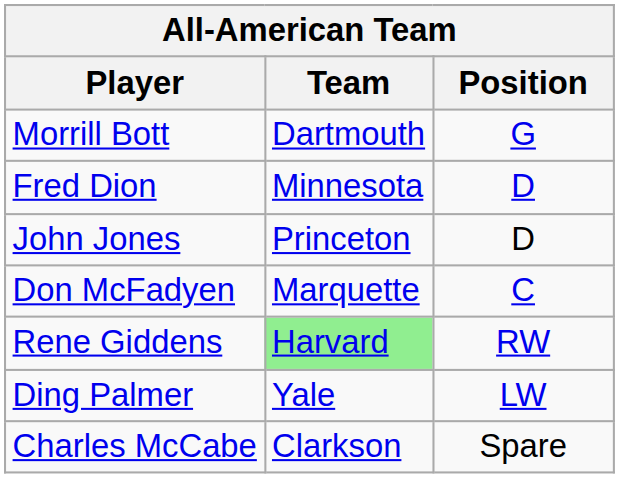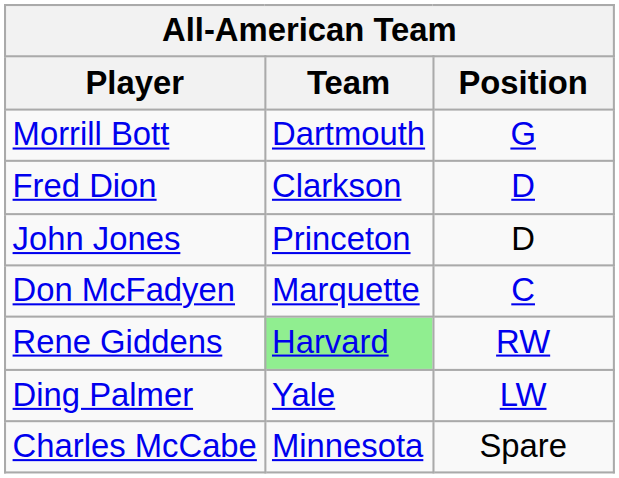(348, 186) Minnesota -> (337, 186) Clarkson
(337, 446) Clarkson -> (348, 446) Minnesota
